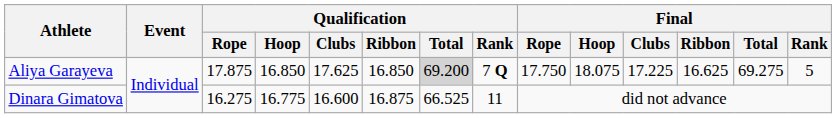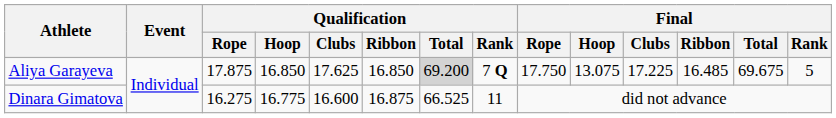(597, 71) 18.075 -> (597, 71) 13.075
(705, 71) 16.625 -> (705, 71) 16.485
(761, 71) 69.275 -> (761, 71) 69.675
